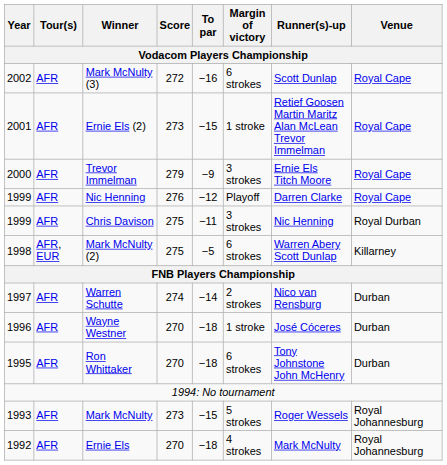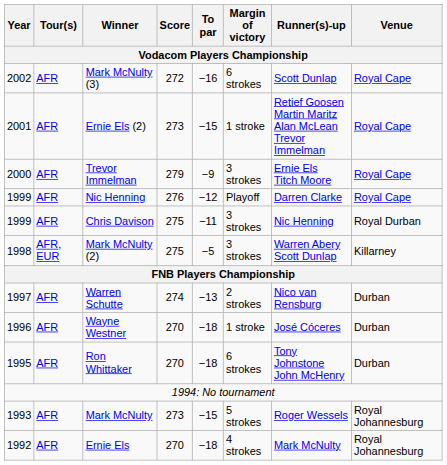(244, 251) 6 strokes -> (244, 251) 3 strokes
(208, 298) −14 -> (208, 298) −13
